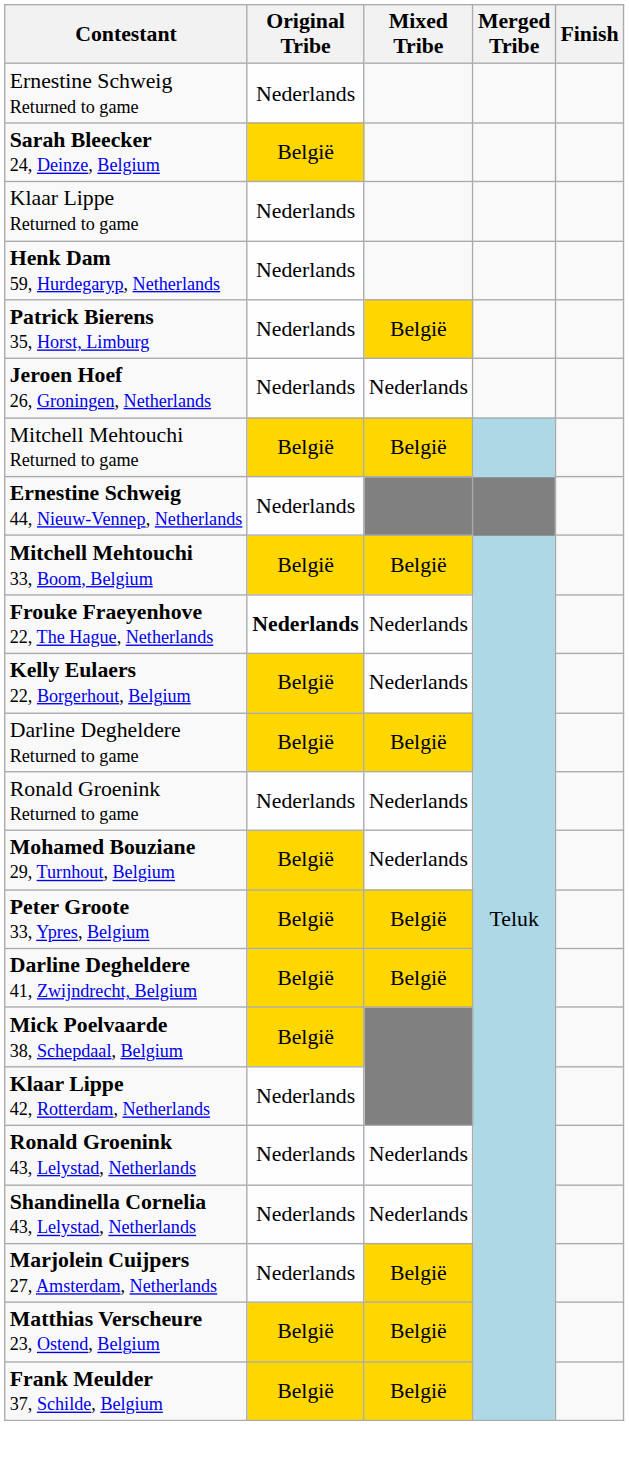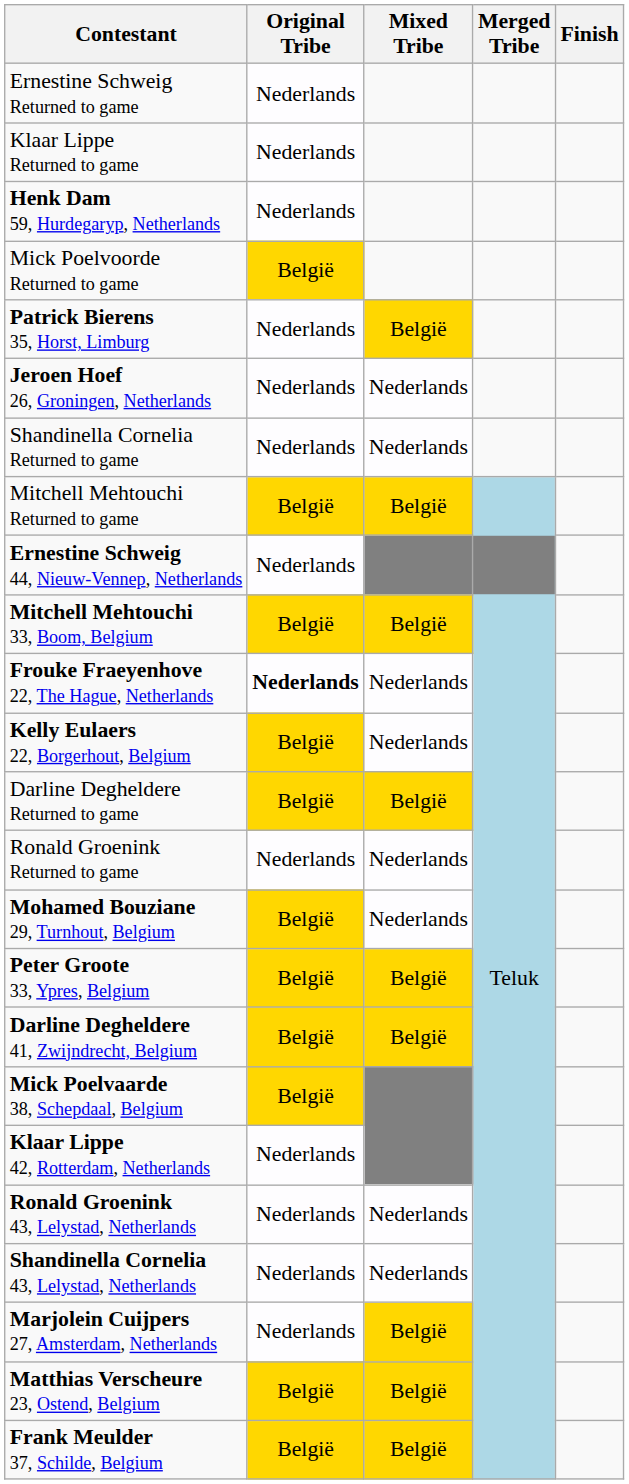- row: (85, 151)
+ row: (85, 269)
+ row: (101, 446)
